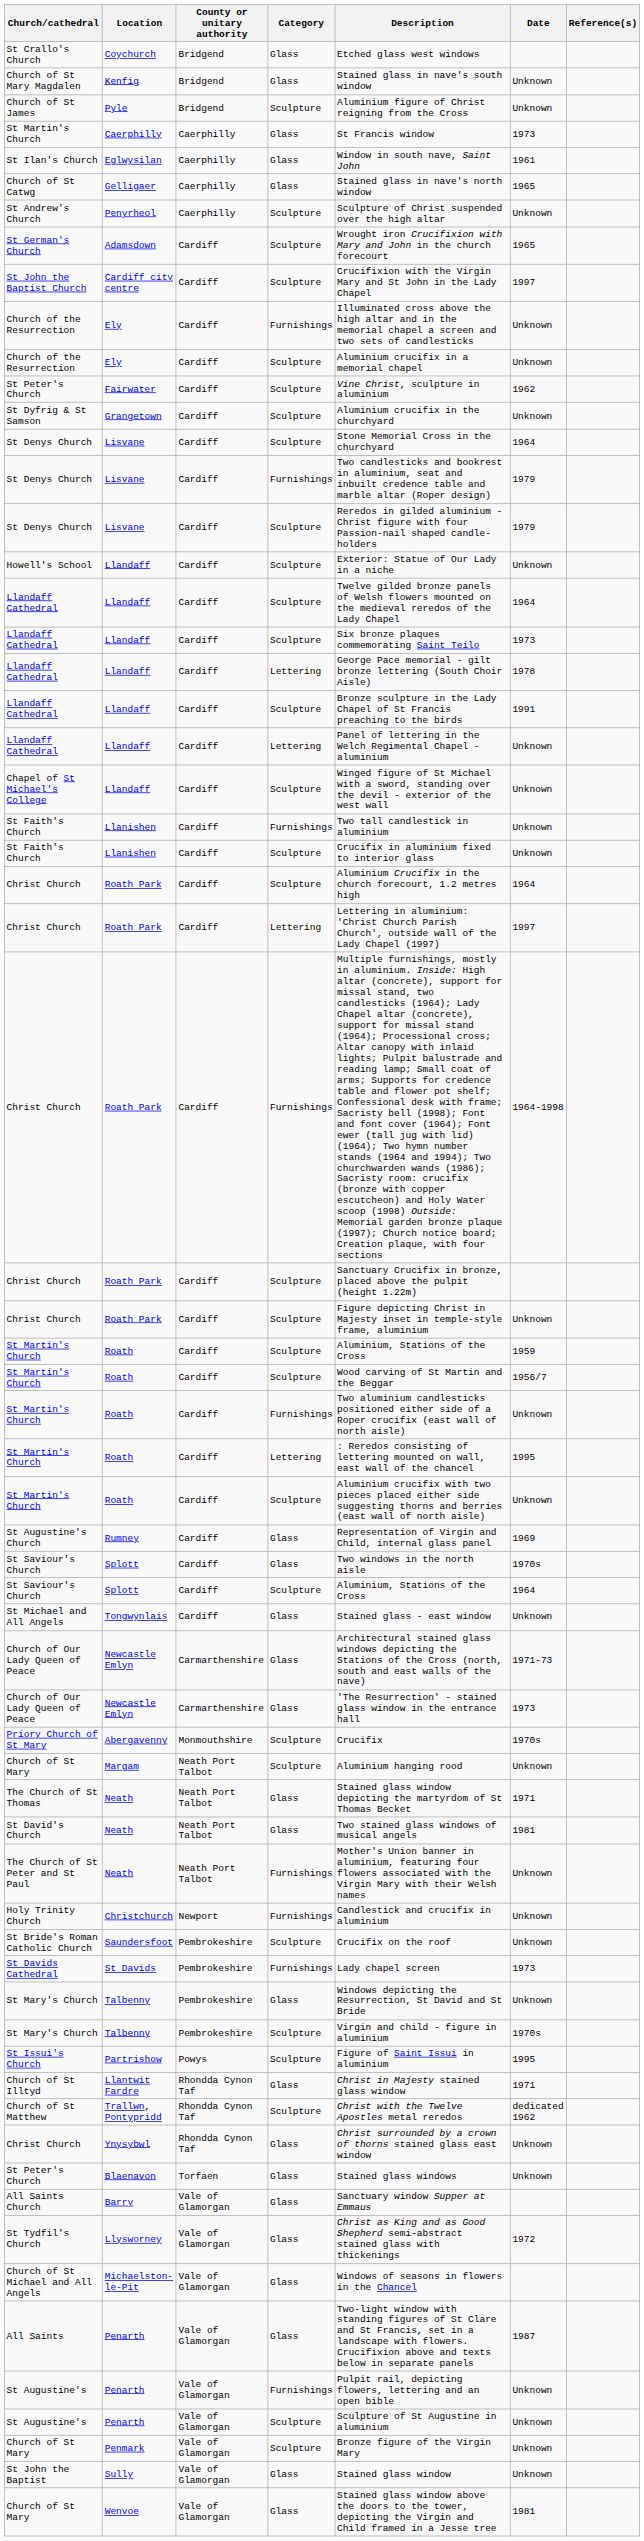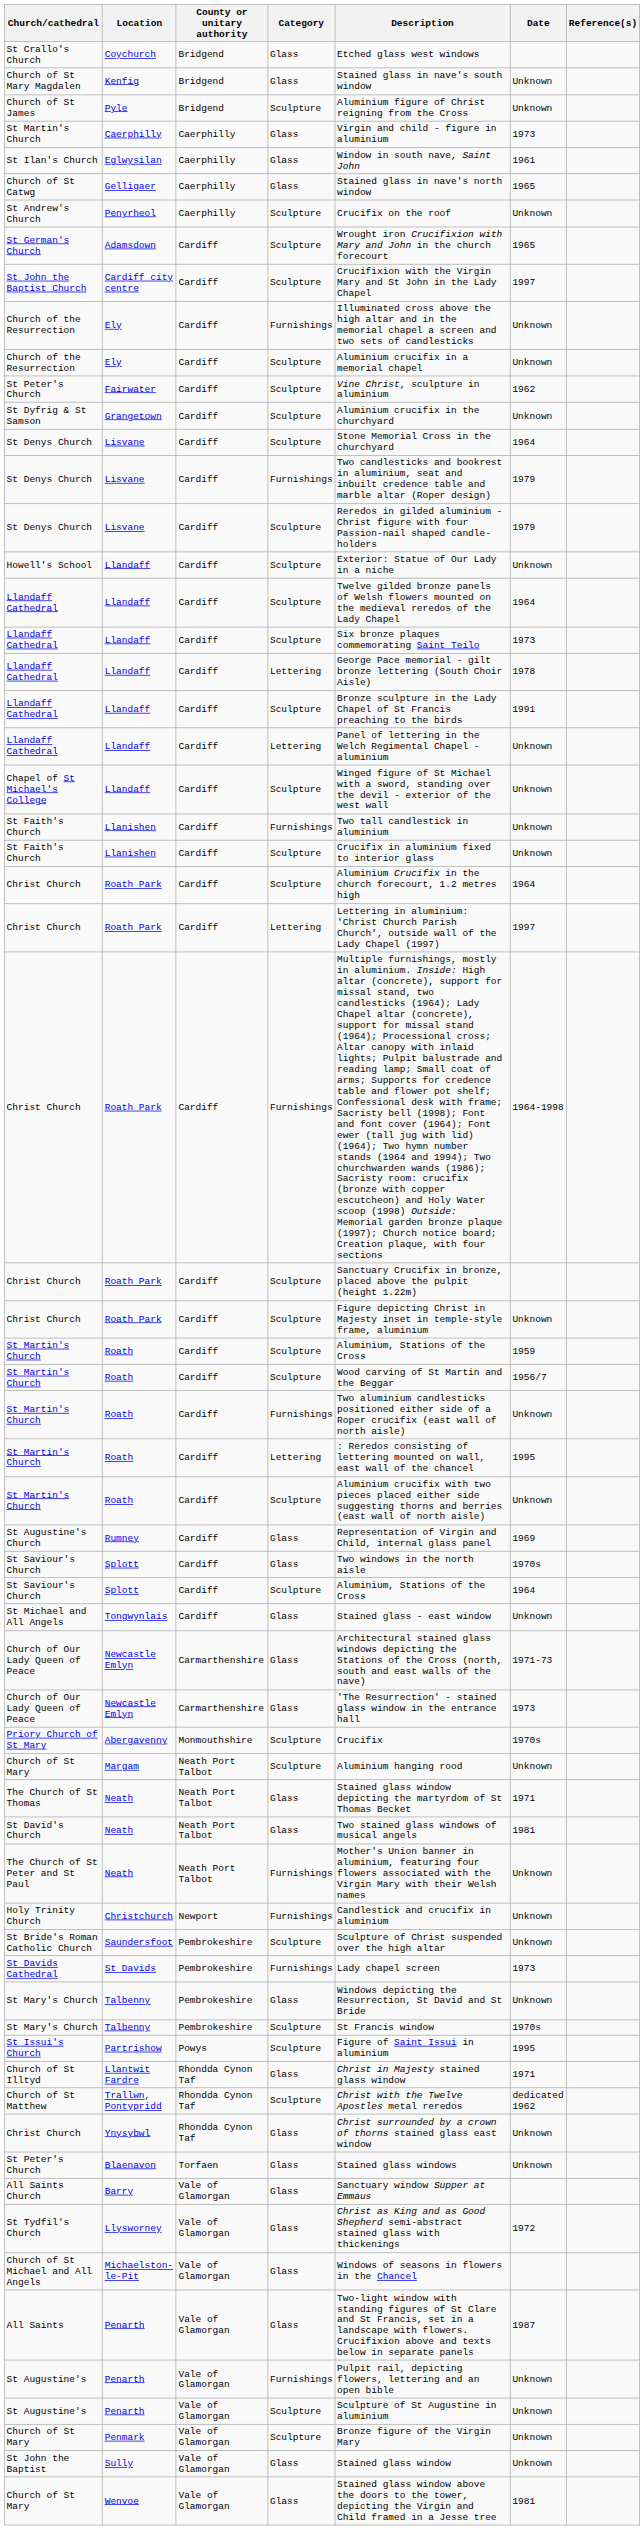(386, 134) St Francis window -> (417, 134) Virgin and child - figure in aluminium
(420, 213) Sculpture of Christ suspended over the high altar -> (394, 213) Crucifix on the roof
(394, 1943) Crucifix on the roof -> (420, 1943) Sculpture of Christ suspended over the high altar
(417, 2033) Virgin and child - figure in aluminium -> (386, 2027) St Francis window
